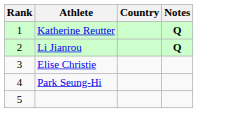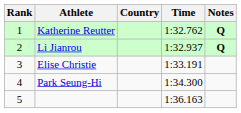+ column: (183, 13)
